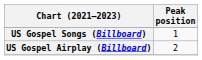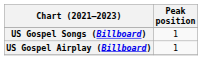(176, 48) 2 -> (176, 48) 1
